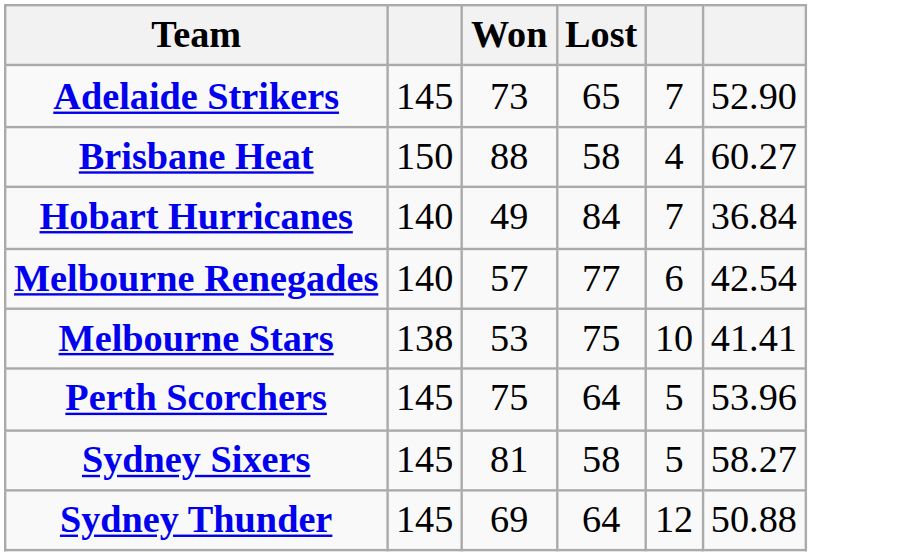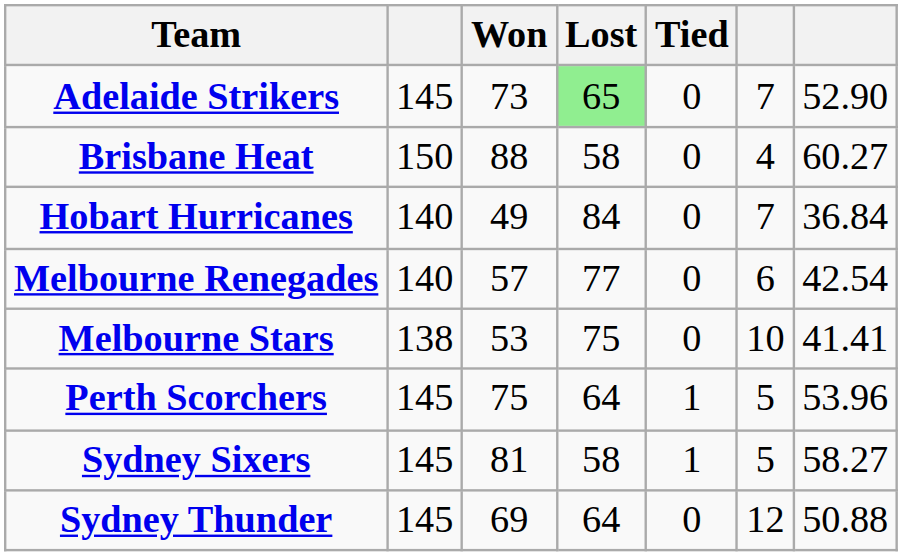+ column: (692, 34)
(601, 95) no background -> (601, 95) lightgreen background
